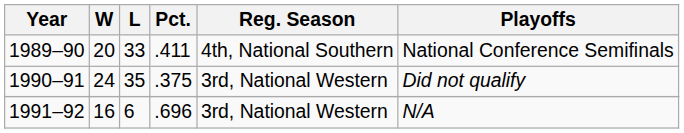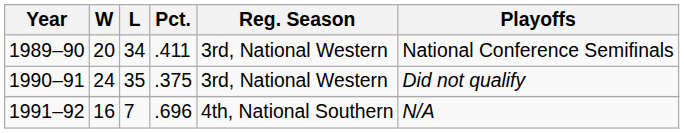(135, 50) 33 -> (135, 50) 34
(297, 50) 4th, National Southern -> (294, 50) 3rd, National Western
(129, 111) 6 -> (129, 111) 7
(294, 111) 3rd, National Western -> (297, 111) 4th, National Southern
